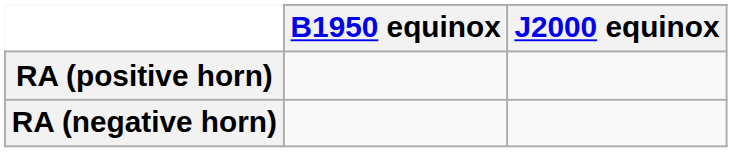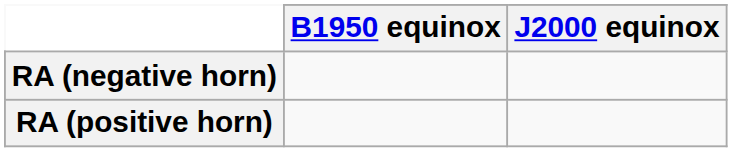rows swapped: (144, 75) <-> (144, 122)
